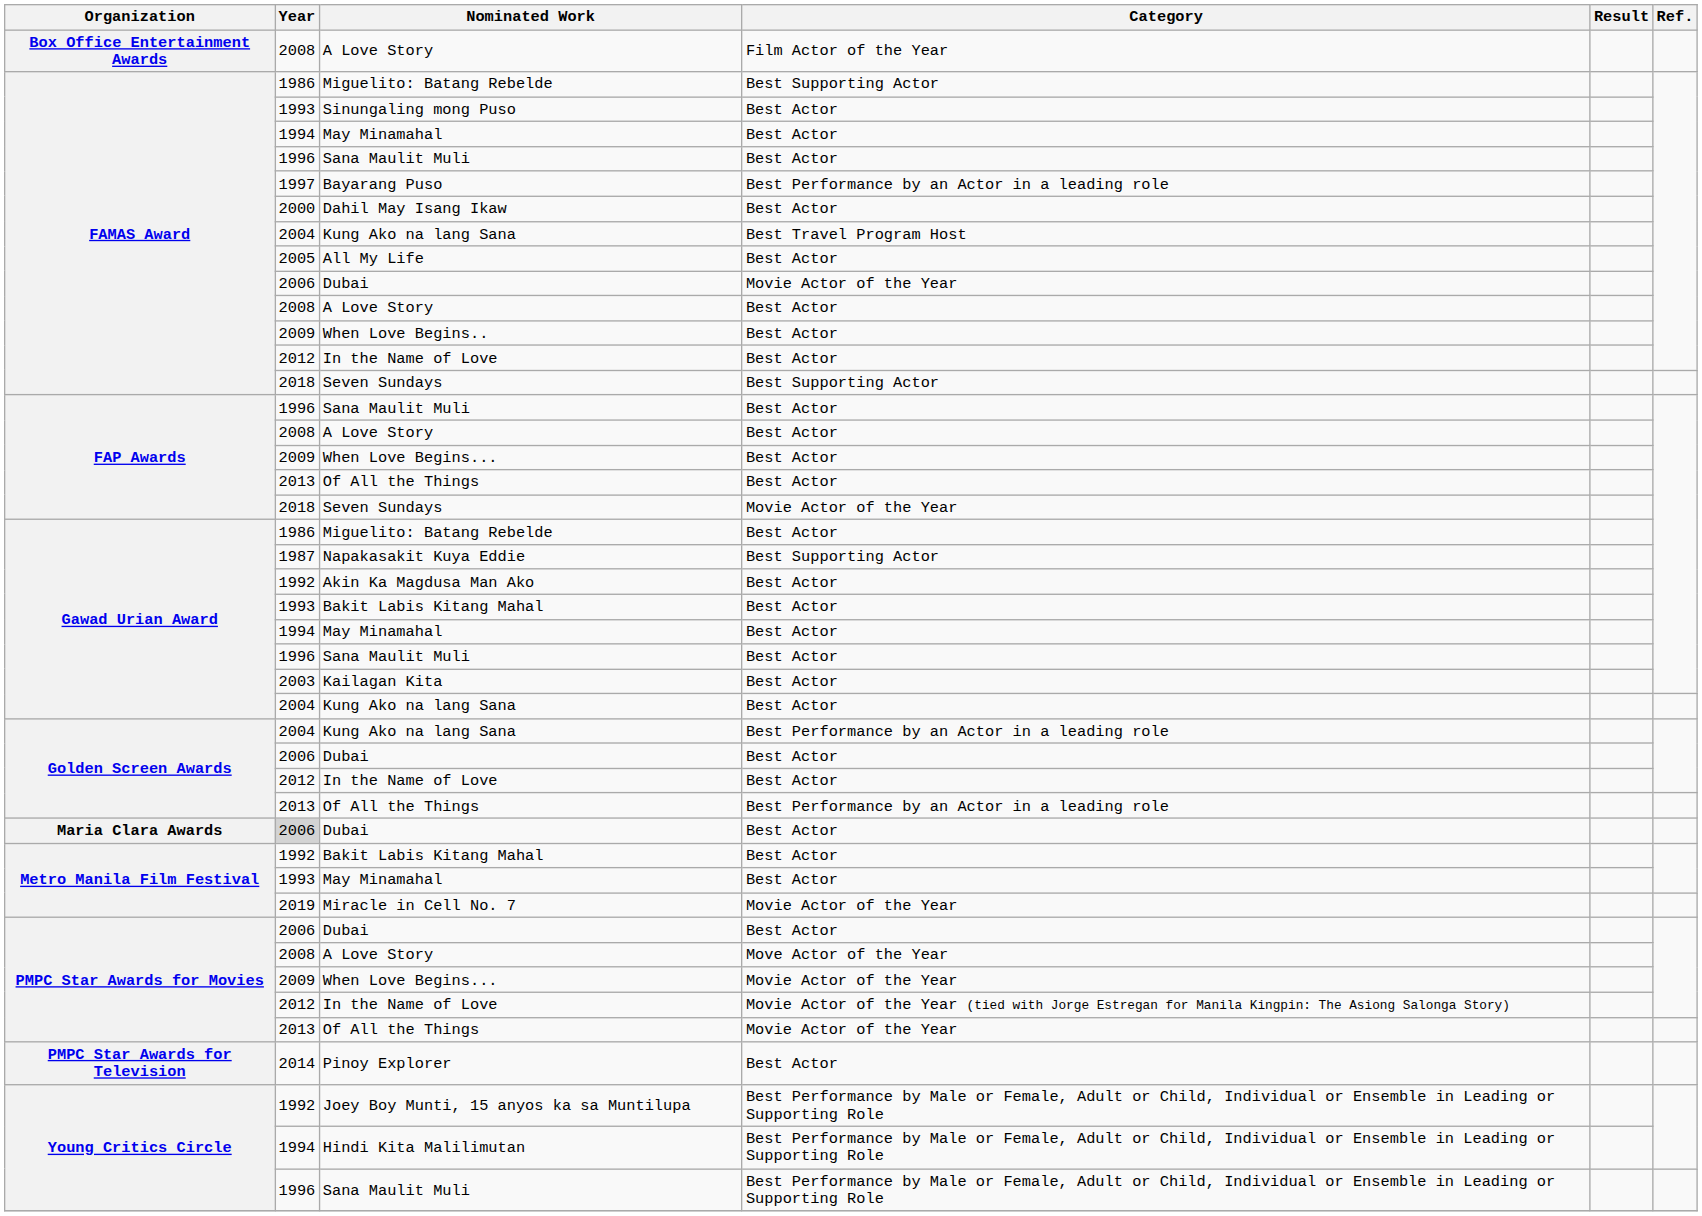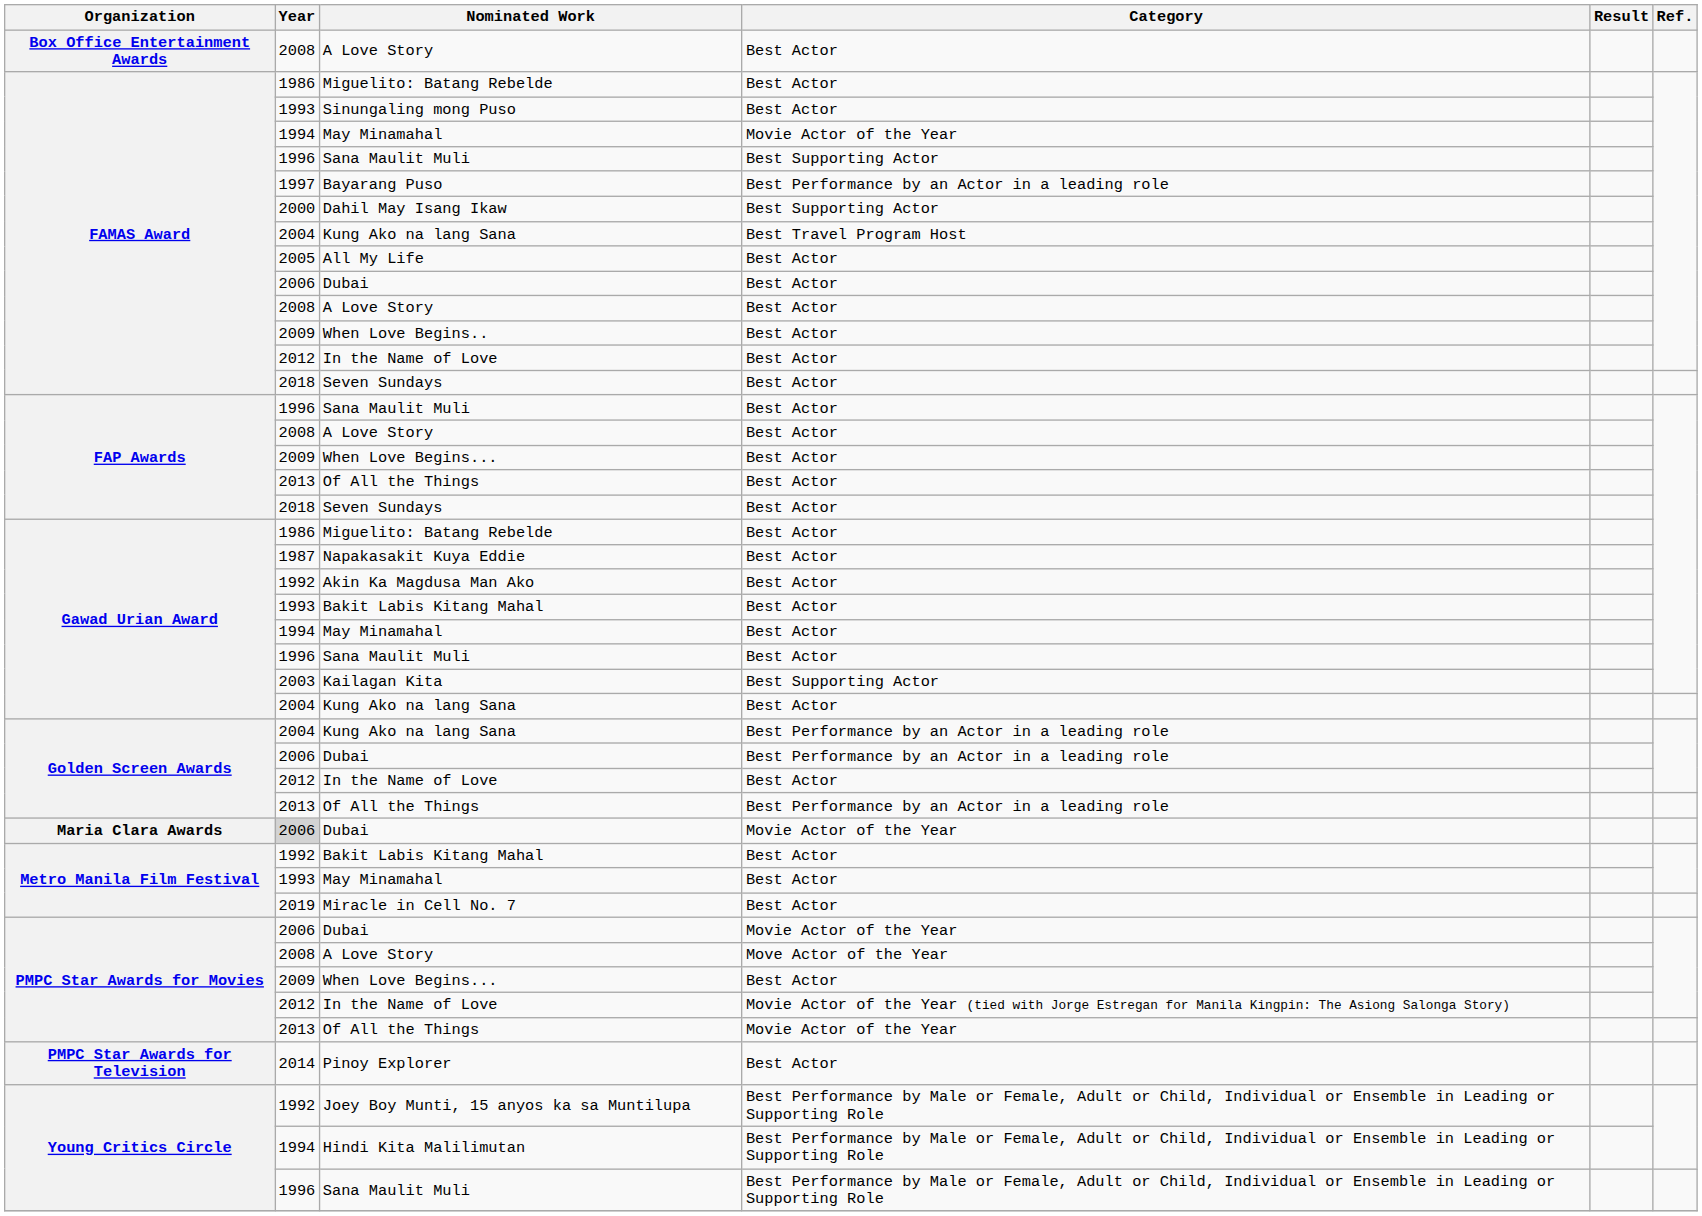(847, 51) Film Actor of the Year -> (792, 51) Best Actor
(842, 85) Best Supporting Actor -> (792, 85) Best Actor
(792, 134) Best Actor -> (852, 134) Movie Actor of the Year
(792, 159) Best Actor -> (842, 159) Best Supporting Actor
(792, 209) Best Actor -> (842, 209) Best Supporting Actor
(852, 284) Movie Actor of the Year -> (792, 284) Best Actor
(842, 383) Best Supporting Actor -> (792, 383) Best Actor
(852, 508) Movie Actor of the Year -> (792, 508) Best Actor
(842, 557) Best Supporting Actor -> (792, 557) Best Actor
(792, 682) Best Actor -> (842, 682) Best Supporting Actor
(792, 756) Best Actor -> (957, 756) Best Performance by an Actor in a leading role
(792, 831) Best Actor -> (852, 831) Movie Actor of the Year
(852, 906) Movie Actor of the Year -> (792, 906) Best Actor
(792, 930) Best Actor -> (852, 930) Movie Actor of the Year
(852, 980) Movie Actor of the Year -> (792, 980) Best Actor
